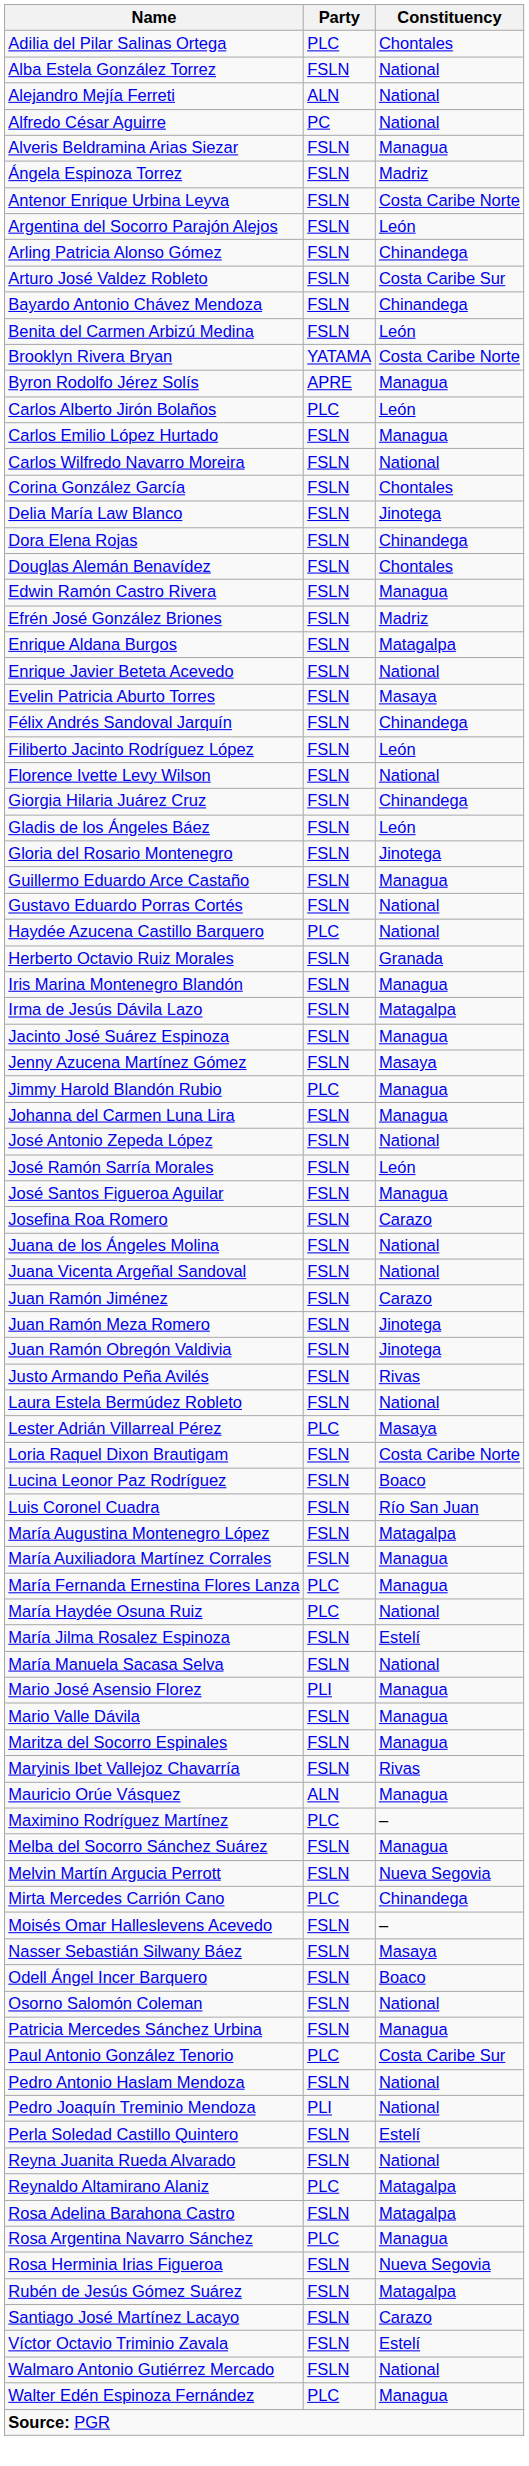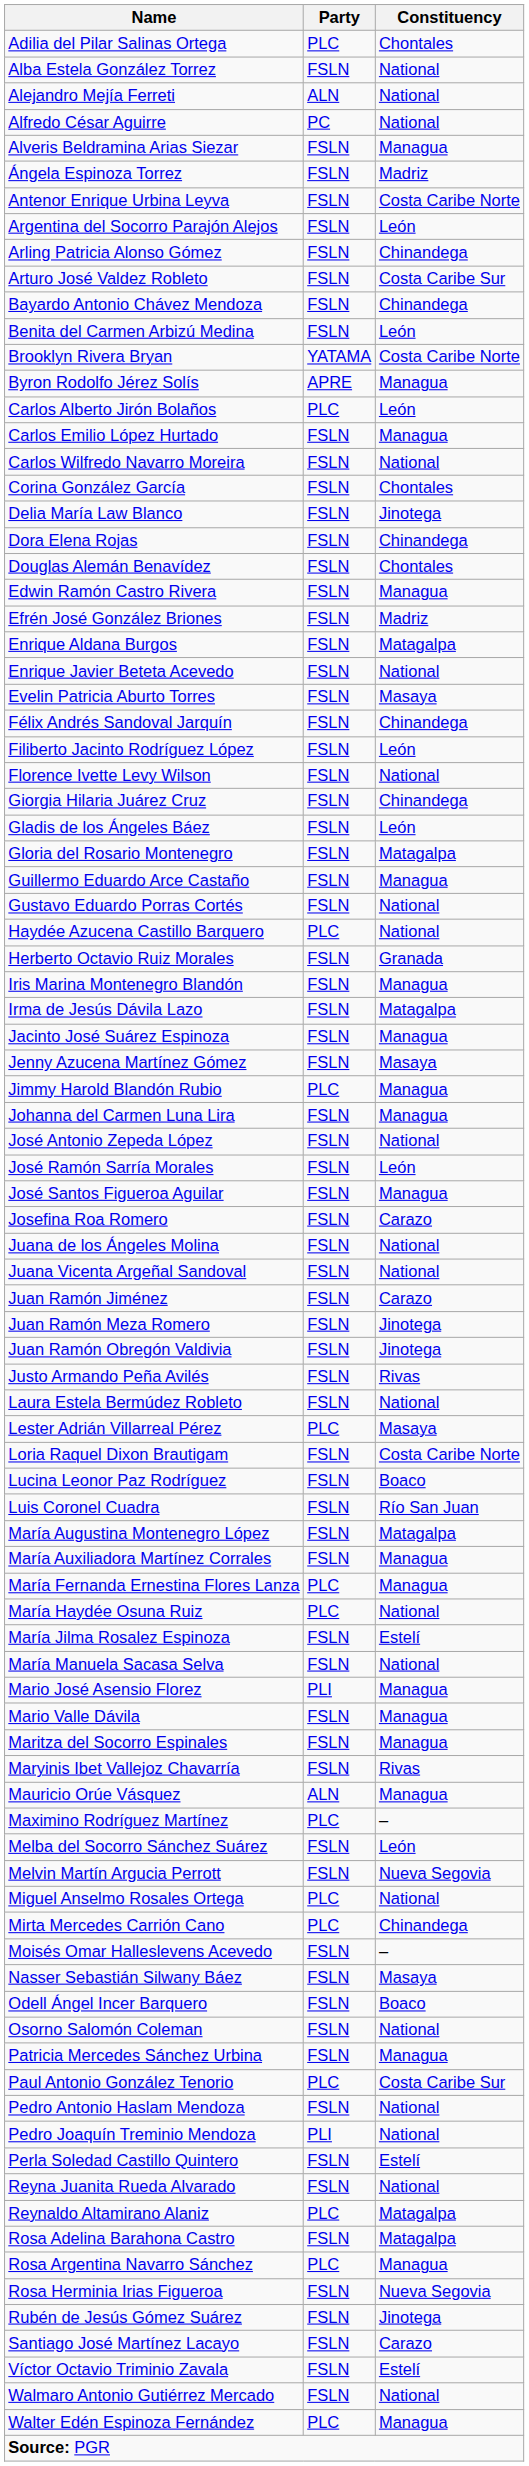(410, 853) Jinotega -> (417, 853) Matagalpa
(413, 1847) Managua -> (397, 1847) León
+ row: (126, 1899)
(417, 2291) Matagalpa -> (410, 2317) Jinotega
